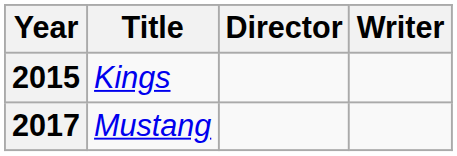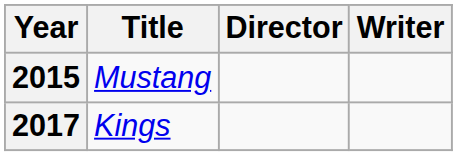(132, 77) Kings -> (153, 77) Mustang
(153, 125) Mustang -> (132, 125) Kings
